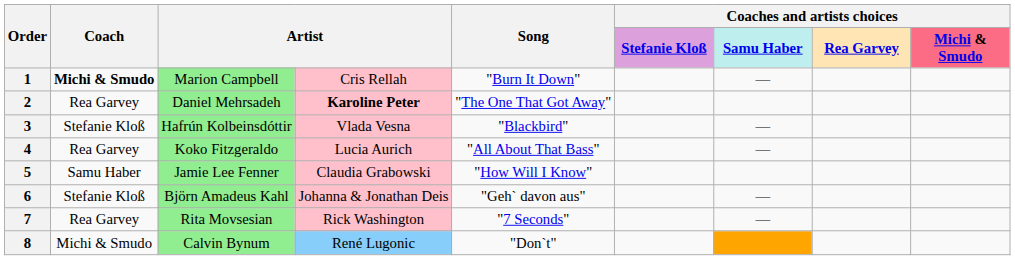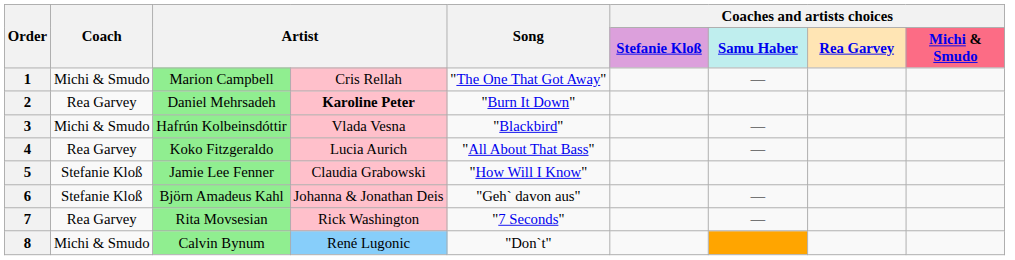(104, 79) bold -> (102, 79) normal
(533, 79) "Burn It Down" -> (528, 79) "The One That Got Away"
(533, 102) "The One That Got Away" -> (528, 102) "Burn It Down"
(104, 126) Stefanie Kloß -> (102, 126) Michi & Smudo
(104, 172) Samu Haber -> (102, 172) Stefanie Kloß
